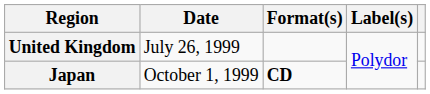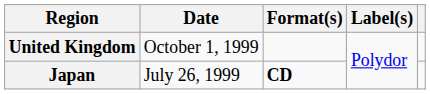(192, 46) July 26, 1999 -> (201, 46) October 1, 1999
(201, 74) October 1, 1999 -> (192, 74) July 26, 1999
